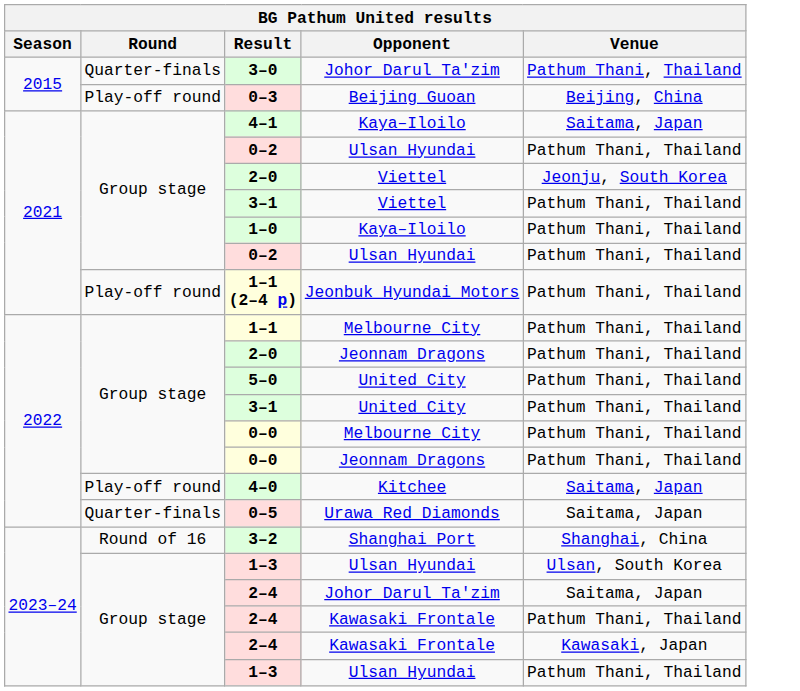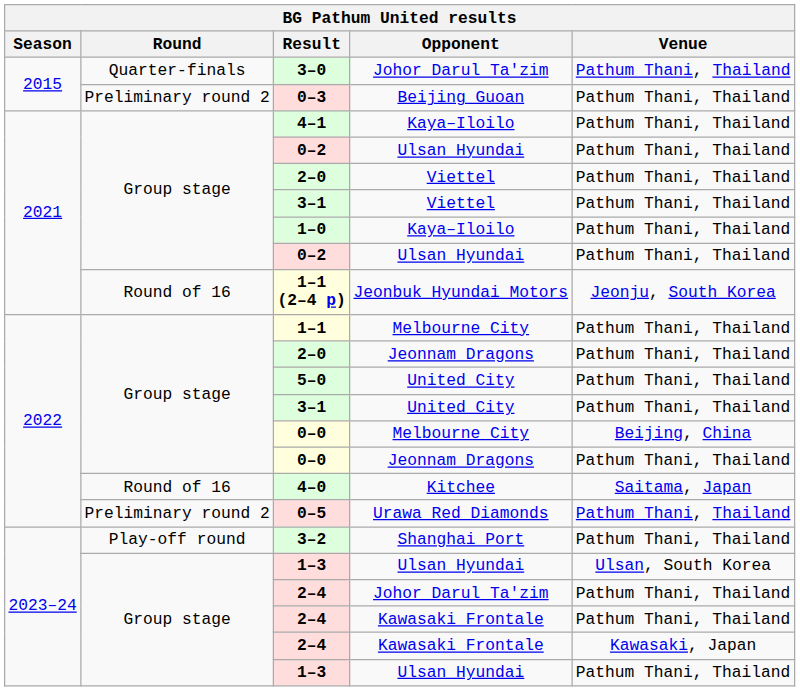(153, 97) Play-off round -> (177, 97) Preliminary round 2
(634, 97) Beijing, China -> (683, 97) Pathum Thani, Thailand
(634, 124) Saitama, Japan -> (683, 124) Pathum Thani, Thailand
(634, 177) Jeonju, South Korea -> (683, 177) Pathum Thani, Thailand
(153, 292) Play-off round -> (177, 292) Round of 16
(634, 292) Pathum Thani, Thailand -> (683, 292) Jeonju, South Korea
(634, 434) Pathum Thani, Thailand -> (683, 434) Beijing, China
(153, 487) Play-off round -> (177, 487) Round of 16
(153, 513) Quarter-finals -> (177, 513) Preliminary round 2
(634, 513) Saitama, Japan -> (683, 513) Pathum Thani, Thailand
(153, 540) Round of 16 -> (177, 540) Play-off round
(634, 540) Shanghai, China -> (683, 540) Pathum Thani, Thailand
(634, 593) Saitama, Japan -> (683, 593) Pathum Thani, Thailand
